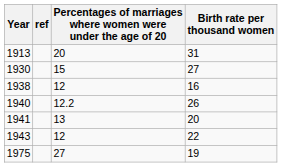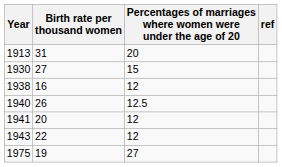columns swapped: (231, 24) <-> (42, 24)
(64, 103) 12.2 -> (137, 103) 12.5
(59, 120) 13 -> (133, 120) 12
